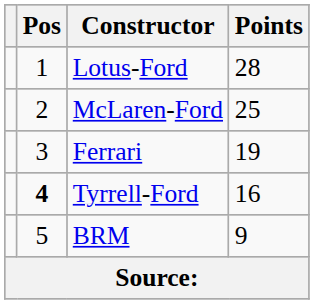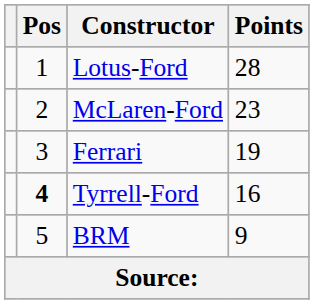(248, 109) 25 -> (248, 109) 23
